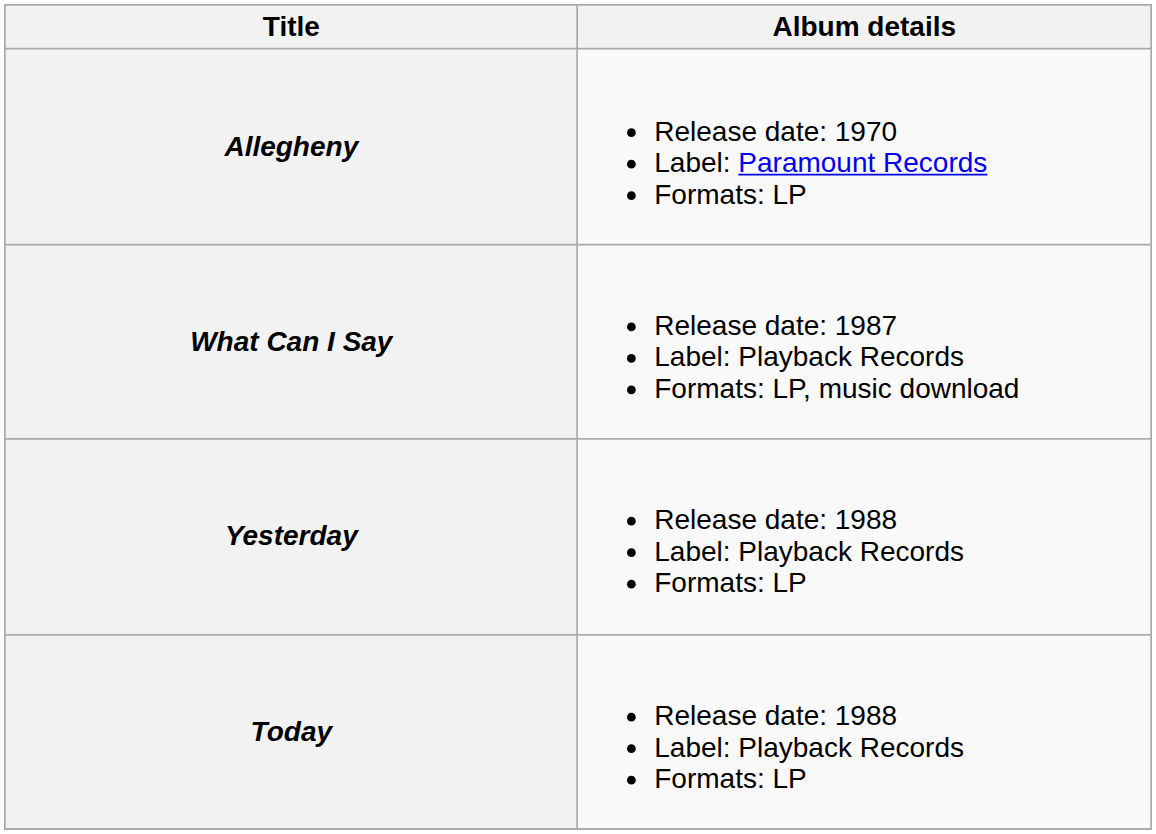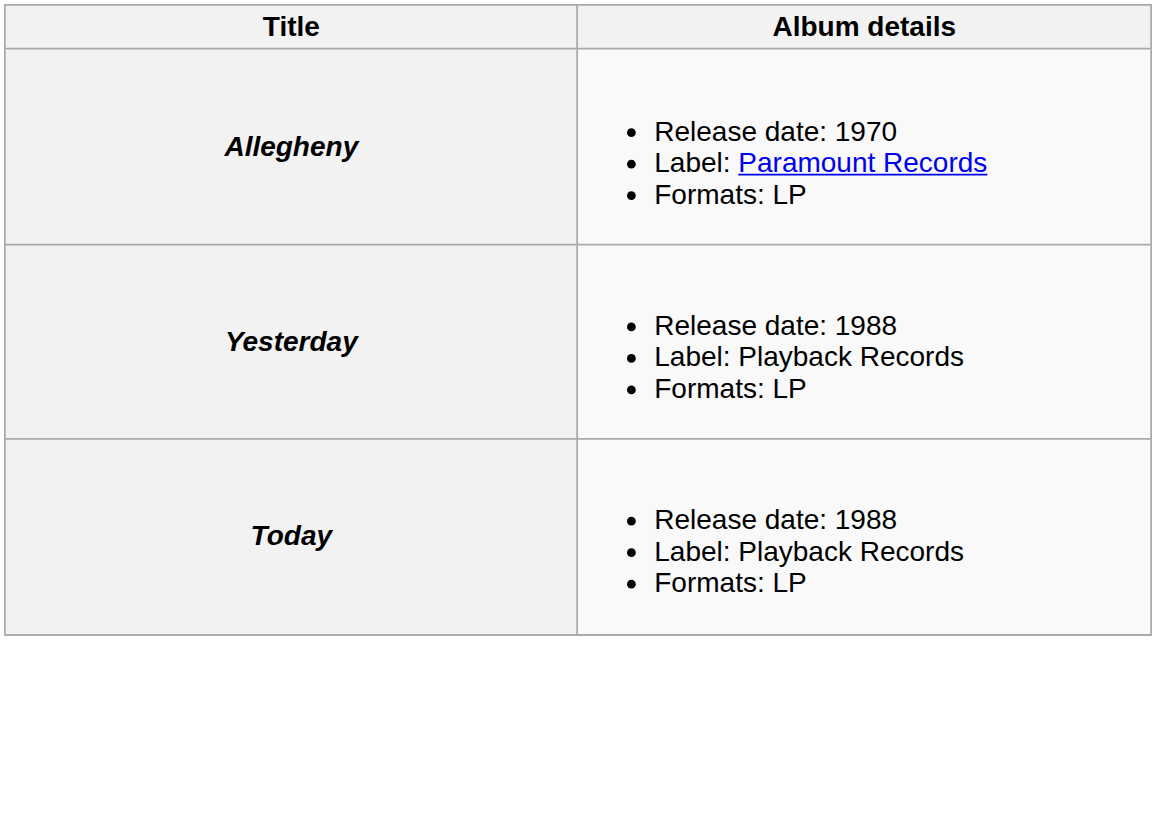- row: (291, 341)
